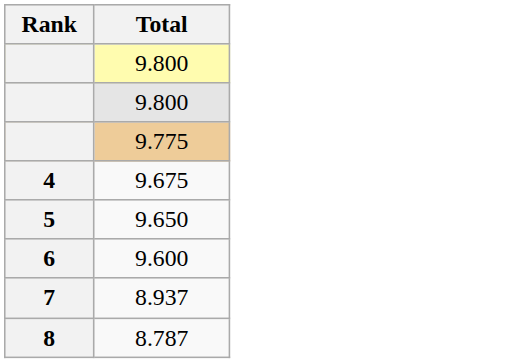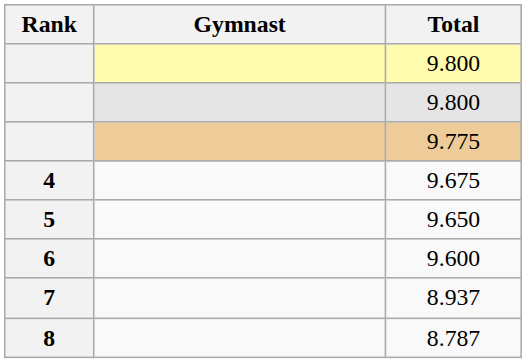+ column: (240, 24)
